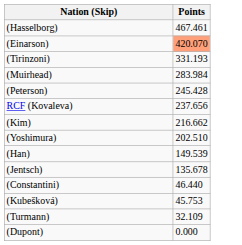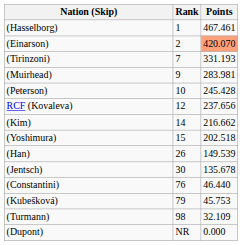+ column: (187, 12)
(192, 75) 283.984 -> (219, 75) 283.981
(192, 138) 202.510 -> (219, 138) 202.518
